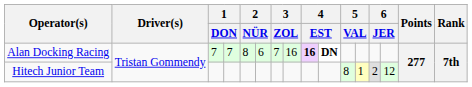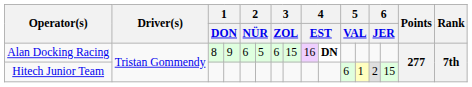(214, 52) 7 -> (214, 52) 8
(230, 52) 7 -> (230, 52) 9
(246, 52) 8 -> (246, 52) 6
(261, 52) 6 -> (261, 52) 5
(276, 52) 7 -> (276, 52) 6
(291, 52) 16 -> (291, 52) 15
(310, 52) bold -> (310, 52) normal
(346, 71) 8 -> (346, 71) 6
(389, 71) 12 -> (389, 71) 15
